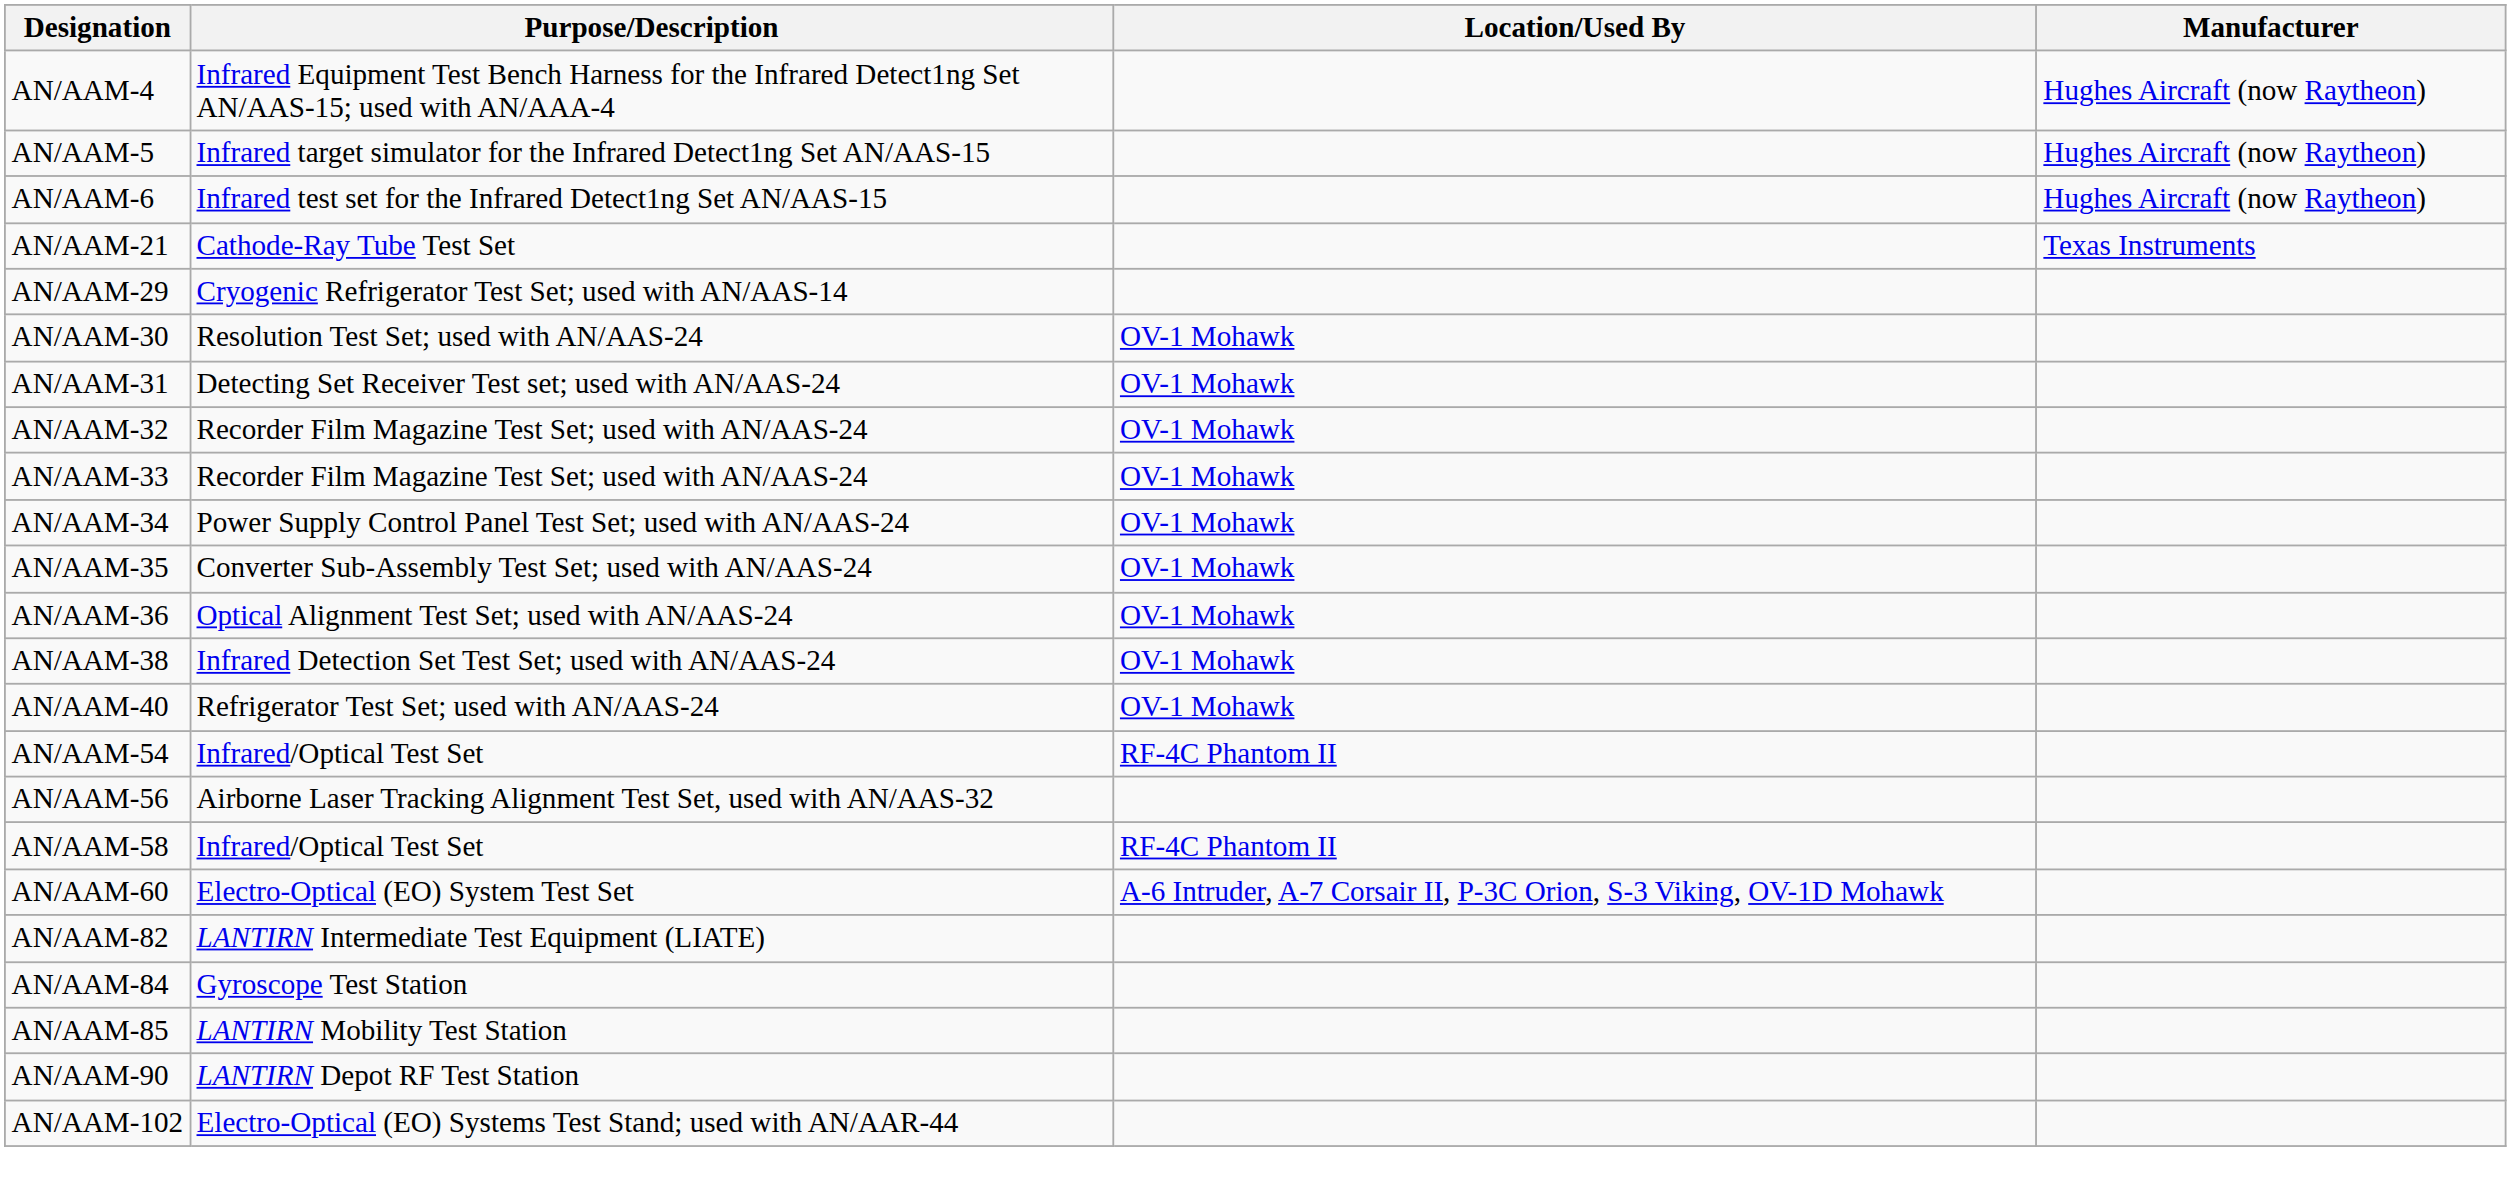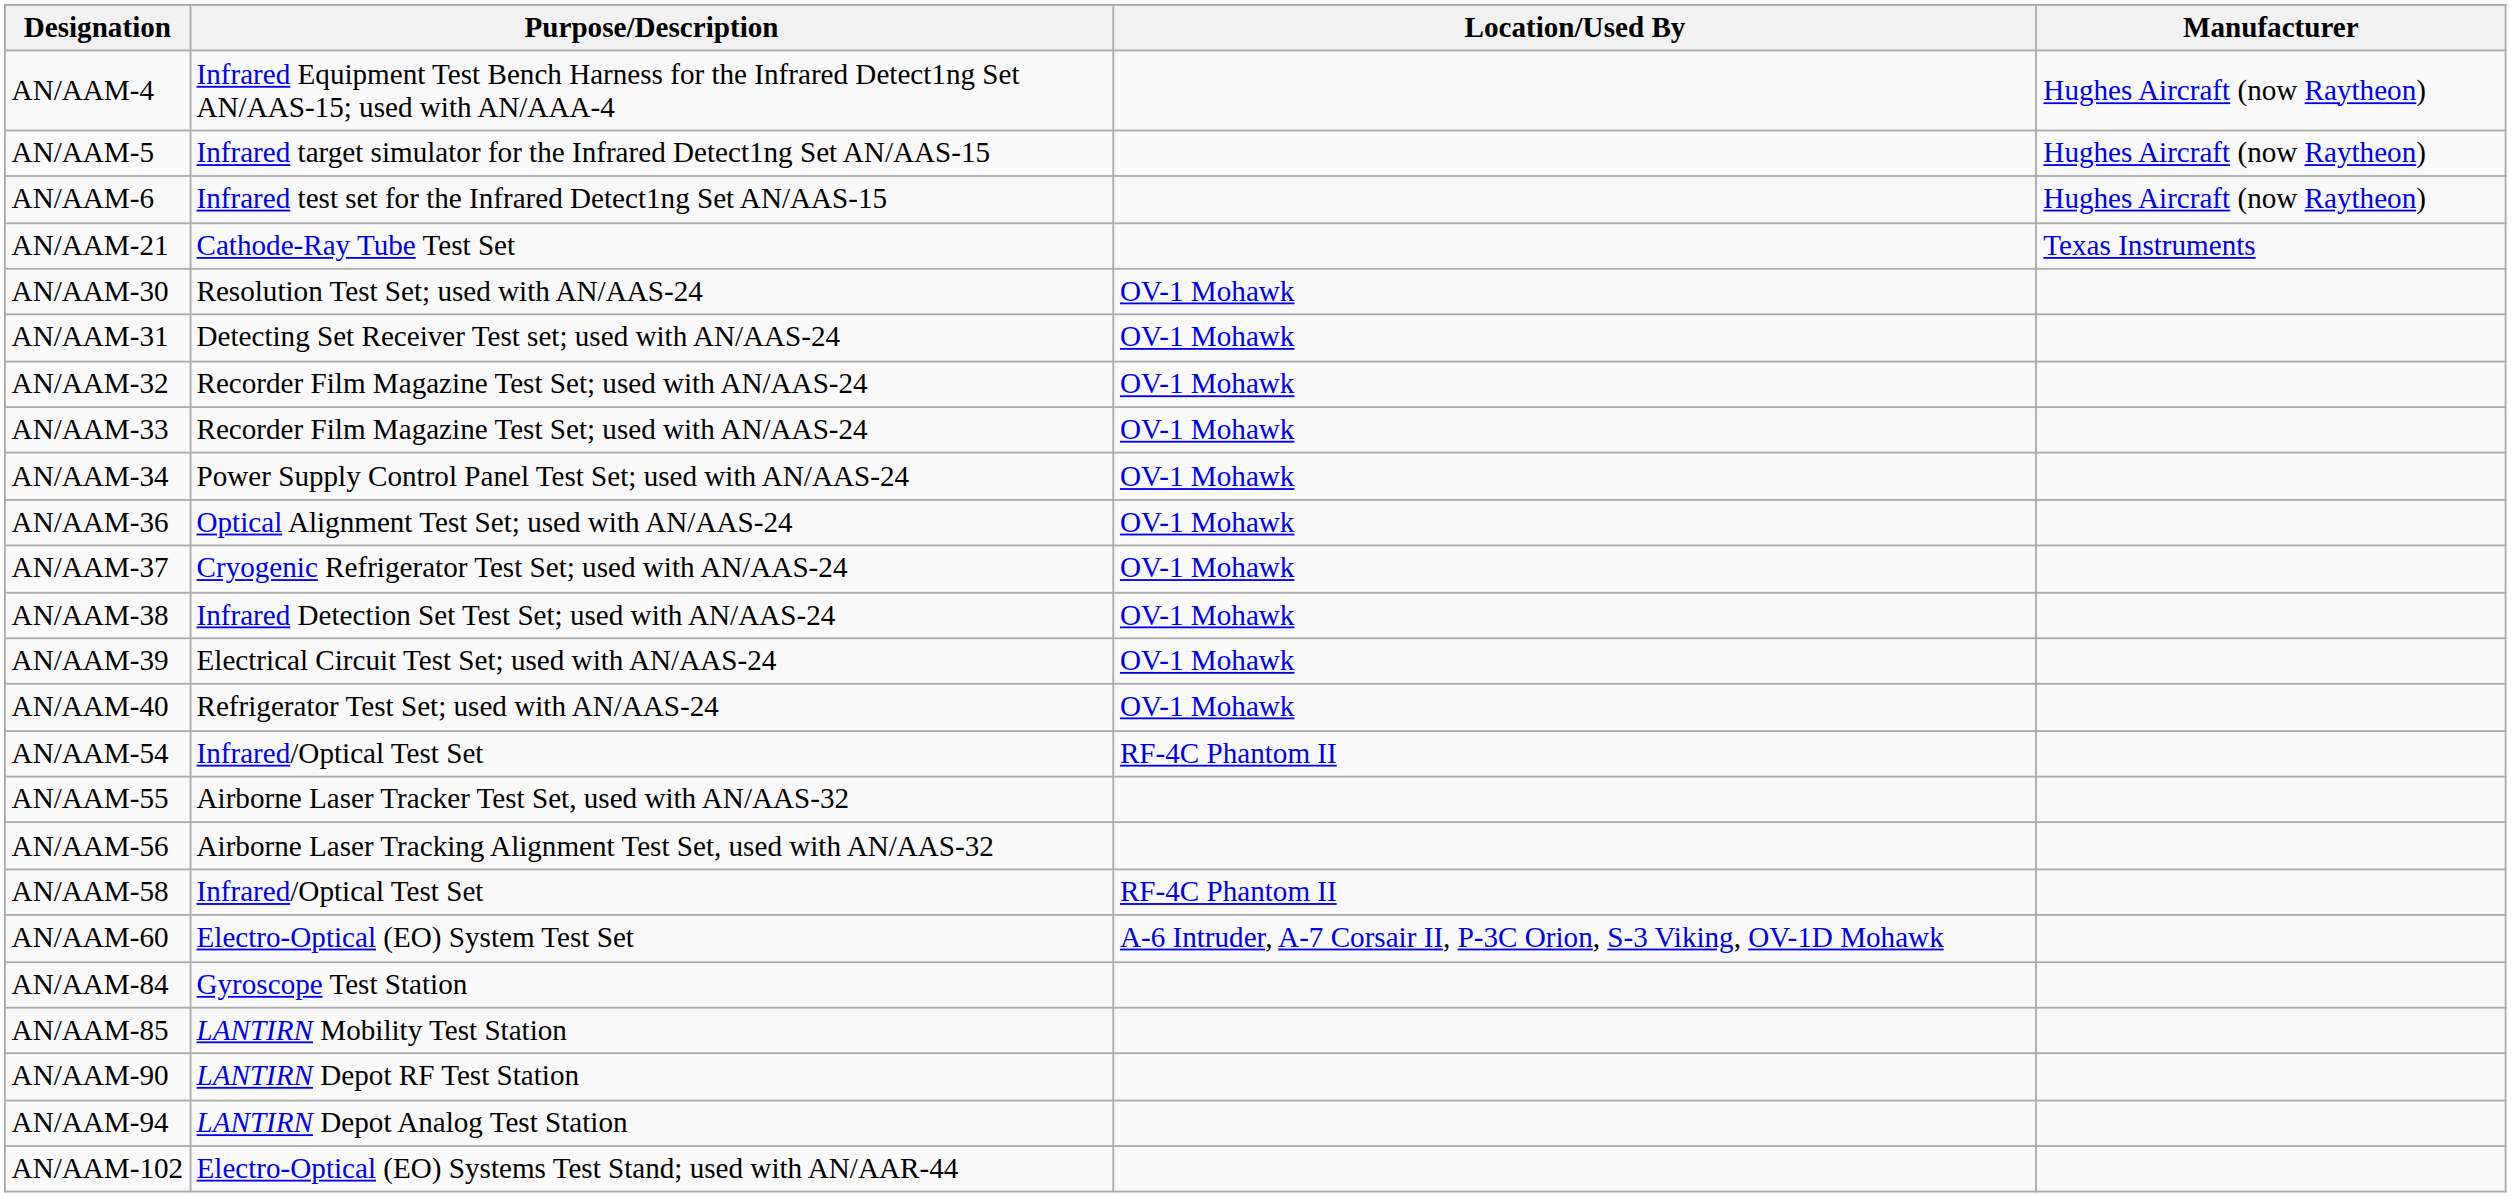- row: (90, 291)
- row: (90, 568)
+ row: (90, 568)
+ row: (90, 660)
+ row: (90, 799)
- row: (90, 937)
+ row: (90, 1122)
